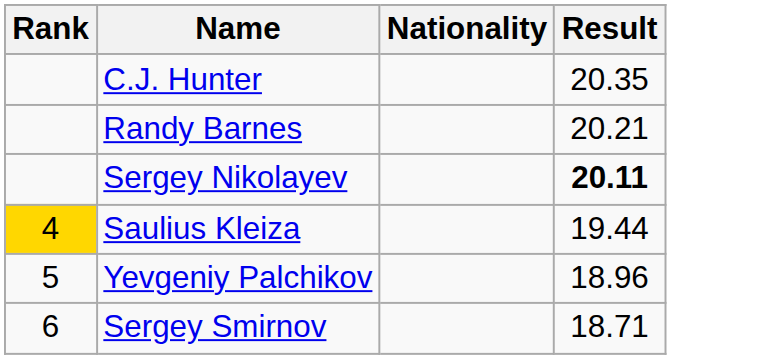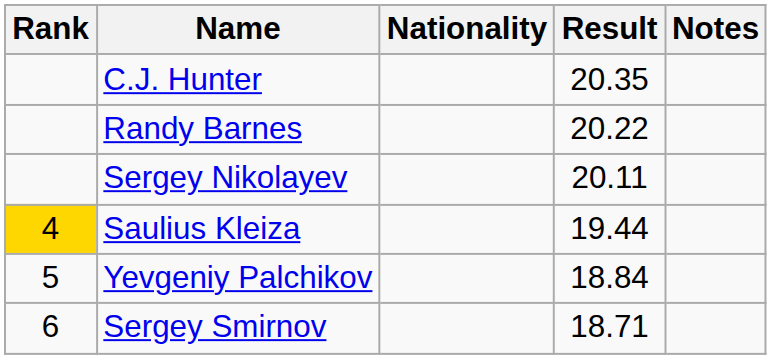+ column: (716, 29)
(610, 128) 20.21 -> (610, 128) 20.22
(610, 178) bold -> (610, 178) normal
(610, 278) 18.96 -> (610, 278) 18.84
